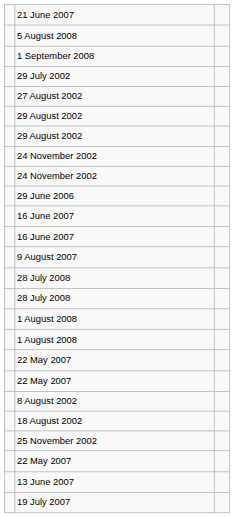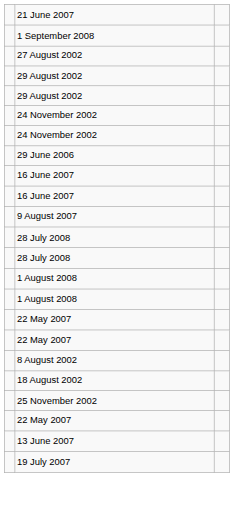- row: (10, 36)
- row: (10, 76)
